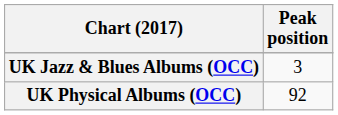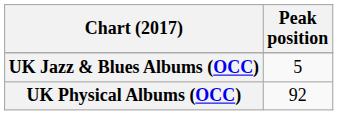(298, 67) 3 -> (298, 67) 5
